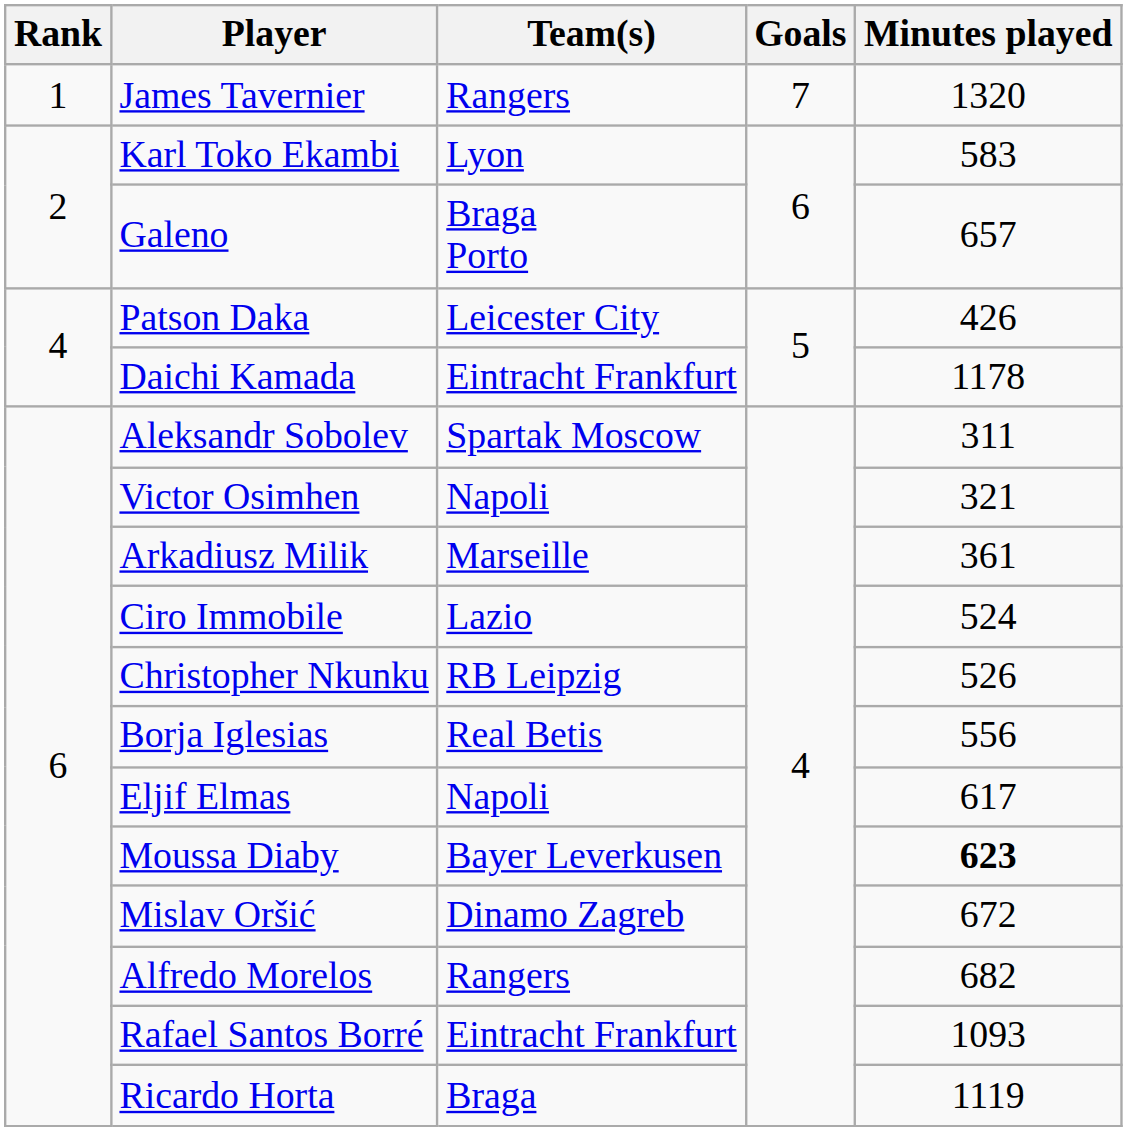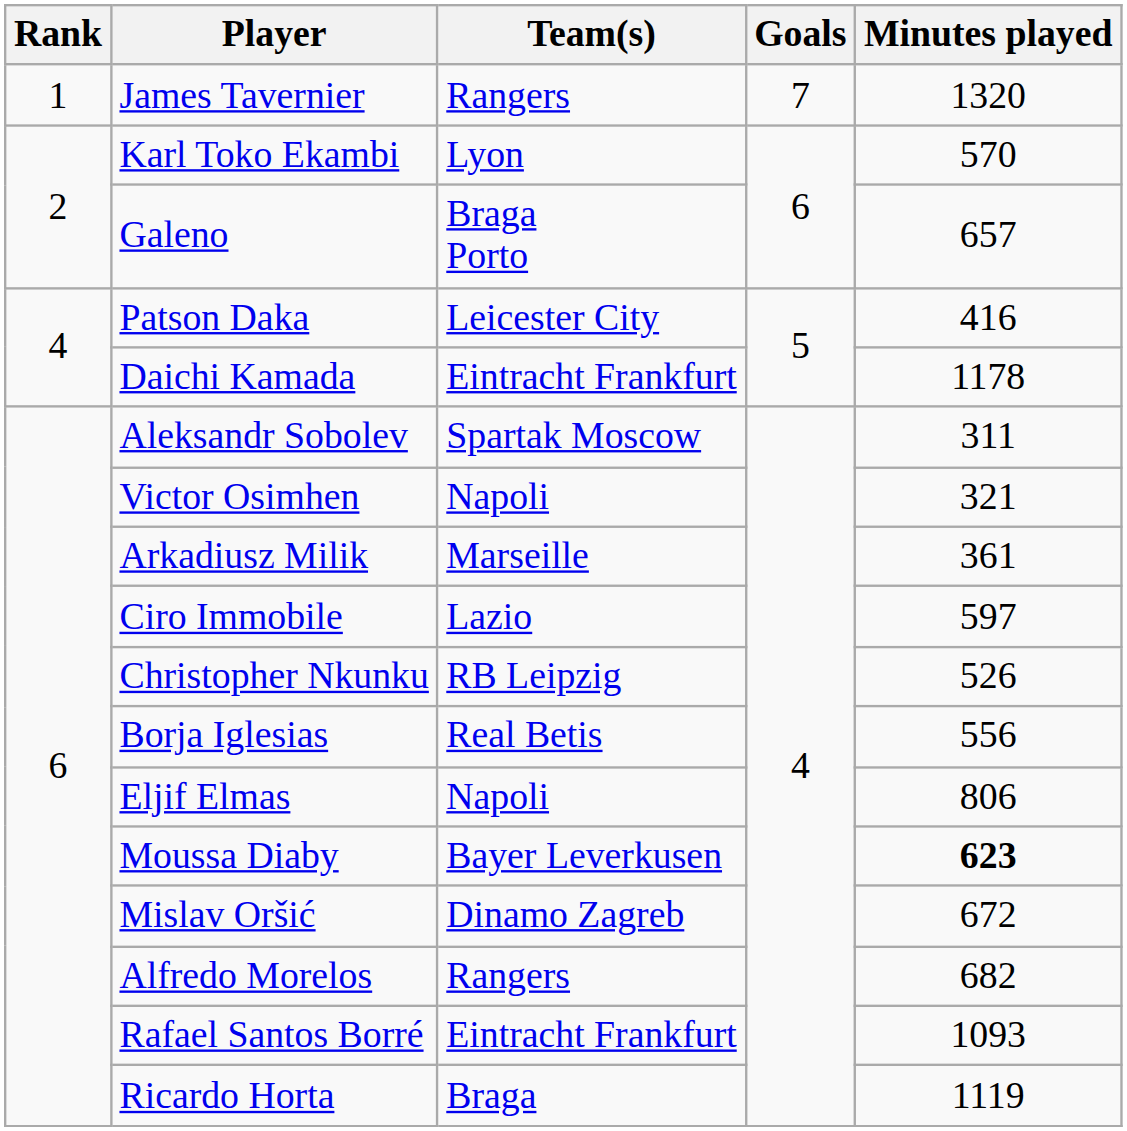(988, 154) 583 -> (988, 154) 570
(988, 316) 426 -> (988, 316) 416
(988, 615) 524 -> (988, 615) 597
(988, 795) 617 -> (988, 795) 806
